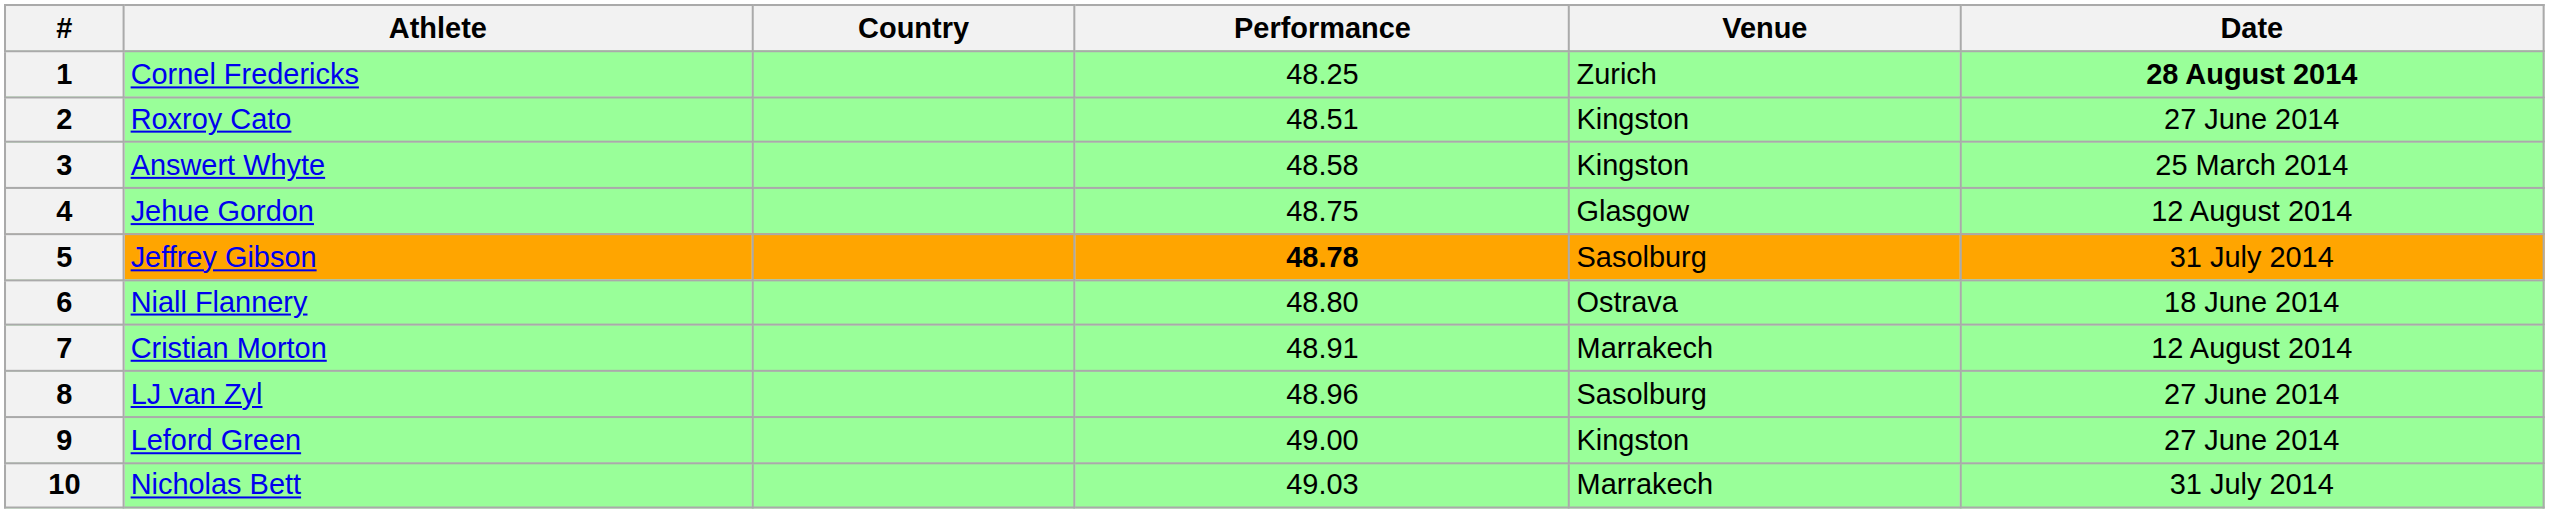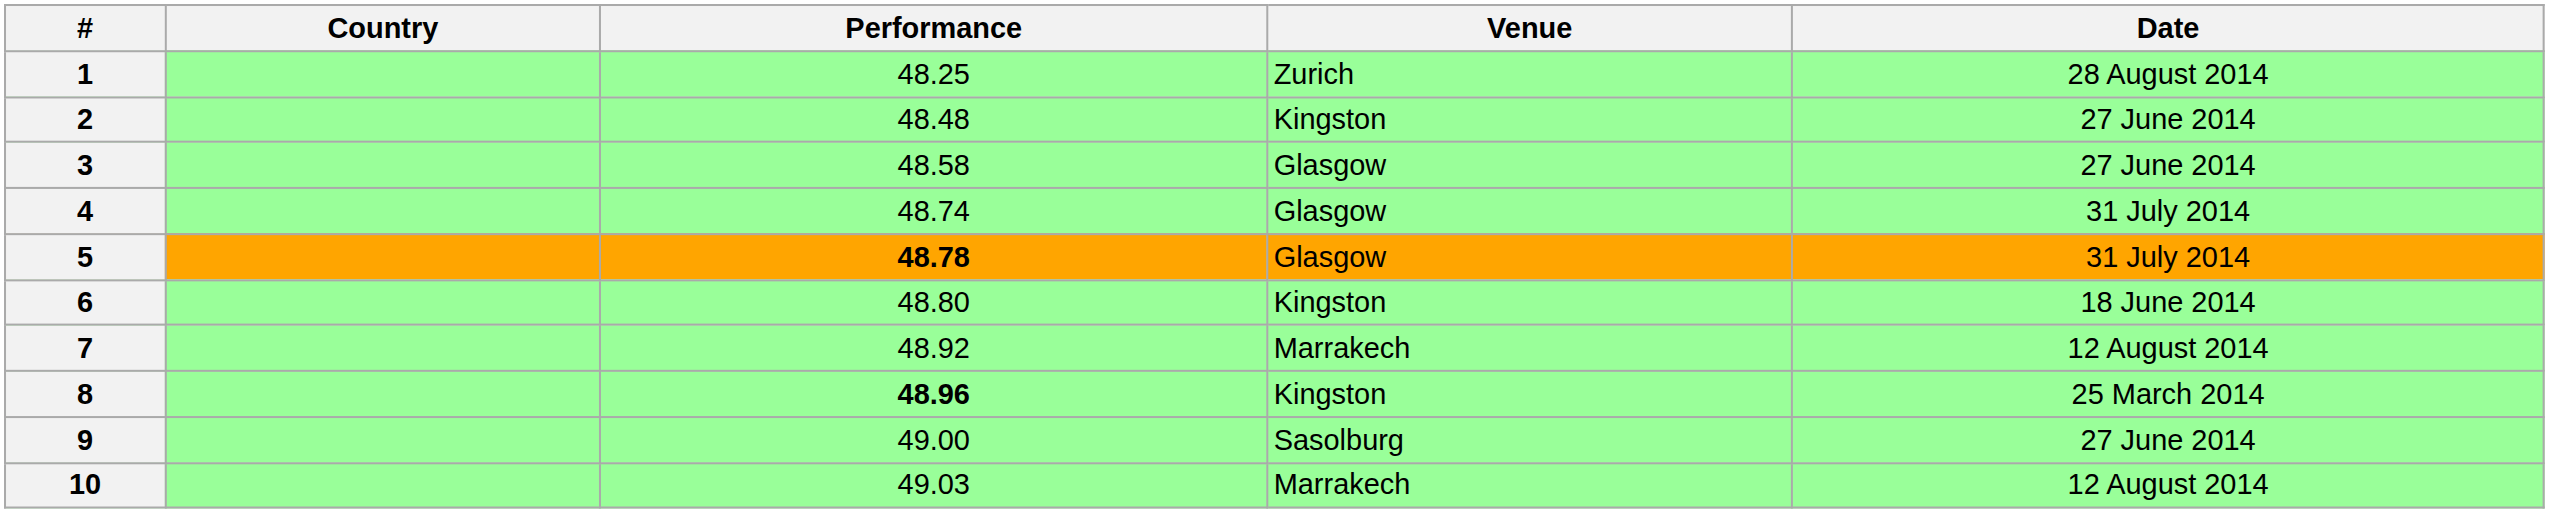- column: (438, 28)
(2252, 74) bold -> (2168, 74) normal
(1322, 120) 48.51 -> (934, 120) 48.48
(1633, 165) Kingston -> (1330, 165) Glasgow
(2252, 165) 25 March 2014 -> (2168, 165) 27 June 2014
(1322, 211) 48.75 -> (934, 211) 48.74
(2252, 211) 12 August 2014 -> (2168, 211) 31 July 2014
(1642, 257) Sasolburg -> (1330, 257) Glasgow
(1627, 303) Ostrava -> (1330, 303) Kingston
(1322, 348) 48.91 -> (934, 348) 48.92
(1322, 394) normal -> (934, 394) bold
(1642, 394) Sasolburg -> (1330, 394) Kingston
(2252, 394) 27 June 2014 -> (2168, 394) 25 March 2014
(1633, 440) Kingston -> (1339, 440) Sasolburg
(2252, 486) 31 July 2014 -> (2168, 486) 12 August 2014
